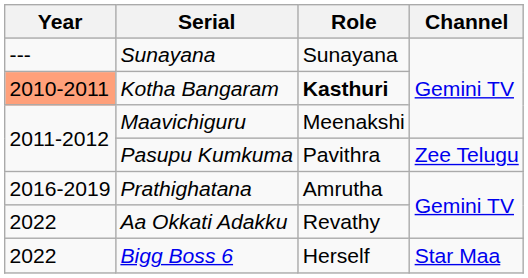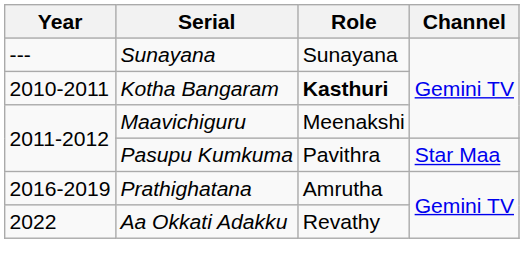(59, 88) lightsalmon background -> (59, 88) no background
(467, 155) Zee Telugu -> (457, 155) Star Maa
- row: (177, 256)
